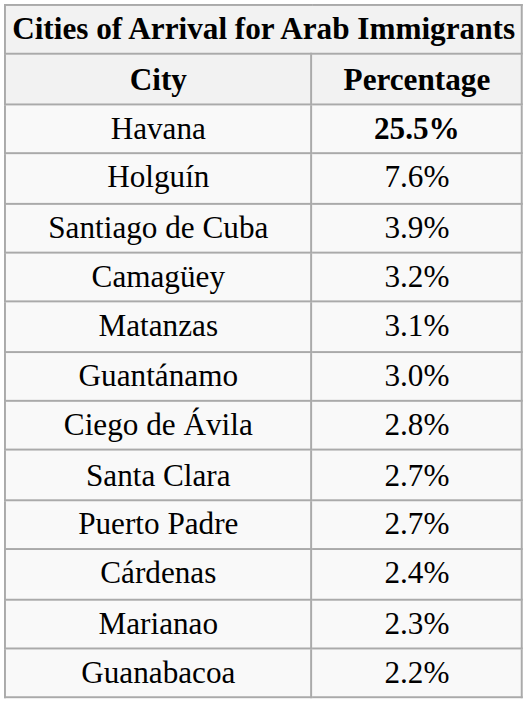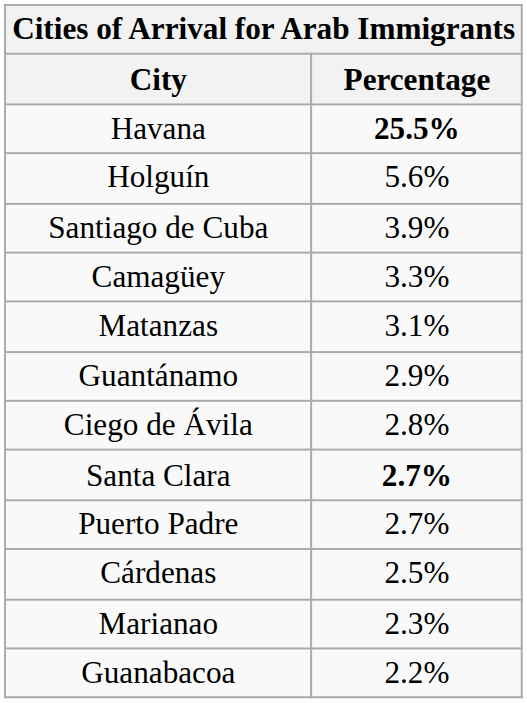(417, 177) 7.6% -> (417, 177) 5.6%
(417, 276) 3.2% -> (417, 276) 3.3%
(417, 375) 3.0% -> (417, 375) 2.9%
(417, 474) normal -> (417, 474) bold
(417, 573) 2.4% -> (417, 573) 2.5%
